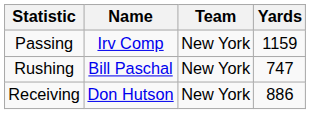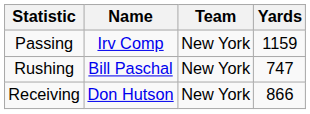(280, 95) 886 -> (280, 95) 866
